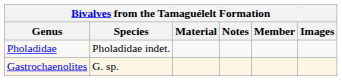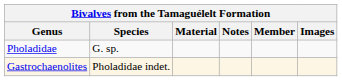(131, 48) Pholadidae indet. -> (106, 48) G. sp.
(106, 66) G. sp. -> (131, 66) Pholadidae indet.
